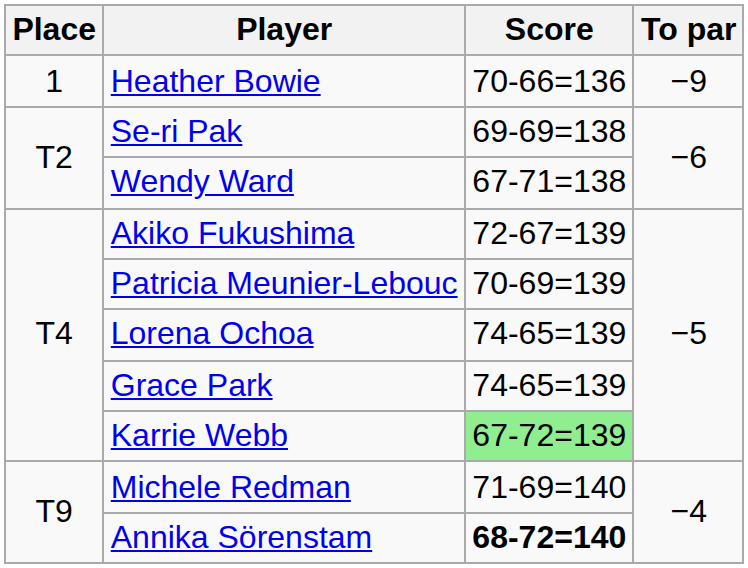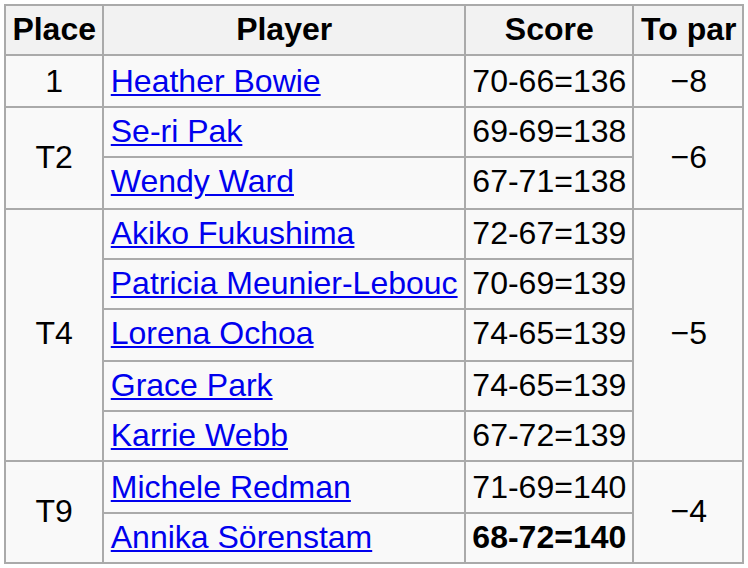(689, 80) −9 -> (689, 80) −8
(549, 435) lightgreen background -> (549, 435) no background
